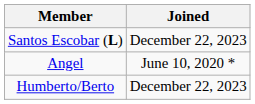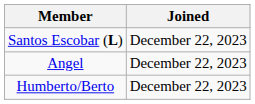(188, 63) June 10, 2020 * -> (188, 63) December 22, 2023
